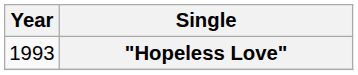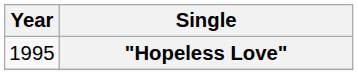(32, 52) 1993 -> (32, 52) 1995
